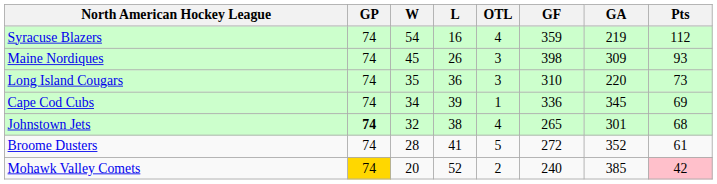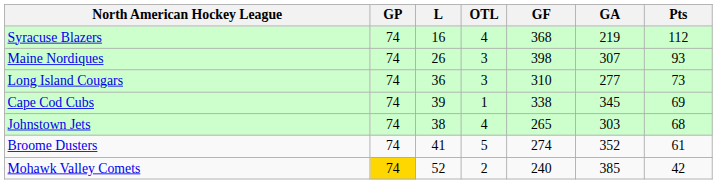- column: (412, 15)
(552, 37) 359 -> (541, 37) 368
(616, 59) 309 -> (610, 59) 307
(616, 80) 220 -> (610, 80) 277
(552, 102) 336 -> (541, 102) 338
(369, 124) bold -> (393, 124) normal
(616, 124) 301 -> (610, 124) 303
(552, 146) 272 -> (541, 146) 274
(680, 168) pink background -> (678, 168) no background
